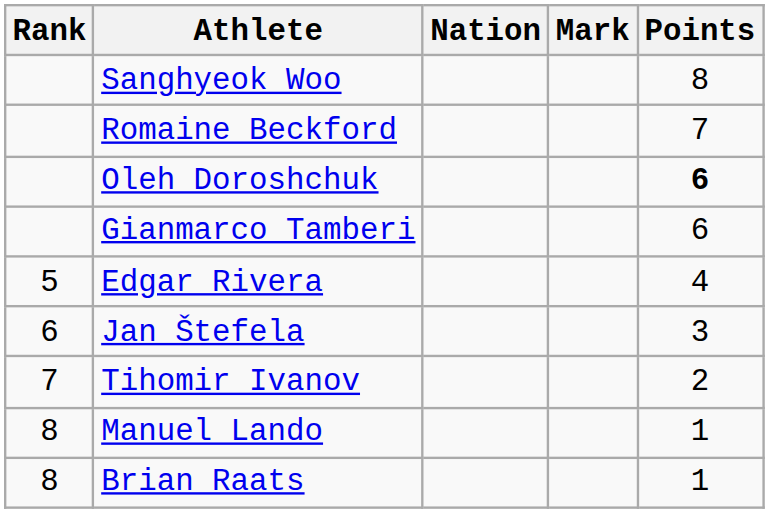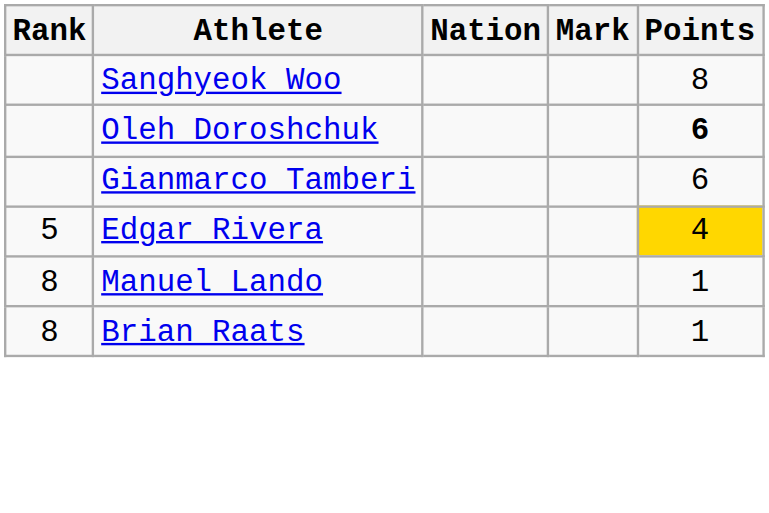- row: (249, 131)
(700, 281) no background -> (700, 231) gold background
- row: (203, 332)
- row: (231, 382)
